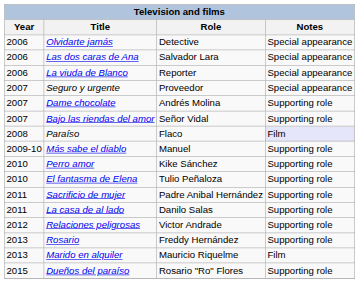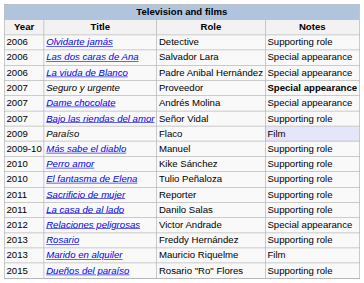(310, 42) Special appearance -> (300, 42) Supporting role
(178, 73) Reporter -> (211, 73) Padre Anibal Hernández
(310, 88) normal -> (312, 88) bold
(300, 103) Supporting role -> (310, 103) Special appearance
(17, 133) 2008 -> (17, 133) 2009
(211, 194) Padre Anibal Hernández -> (178, 194) Reporter
(300, 225) Supporting role -> (310, 225) Special appearance
